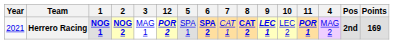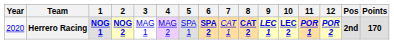columns swapped: (330, 10) <-> (167, 10)
(15, 28) 2021 -> (15, 28) 2020
(287, 28) normal -> (288, 28) bold
(374, 28) 169 -> (375, 28) 170
